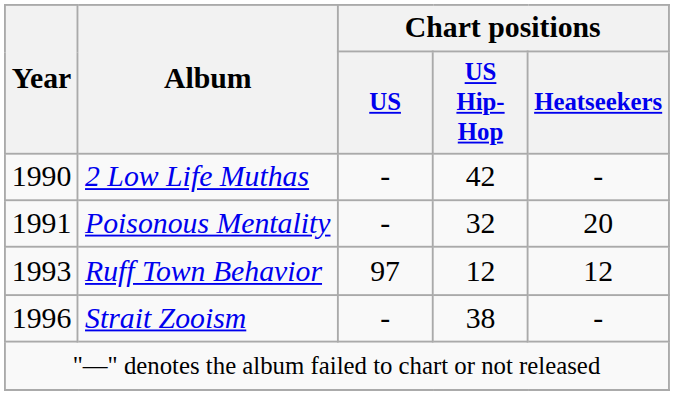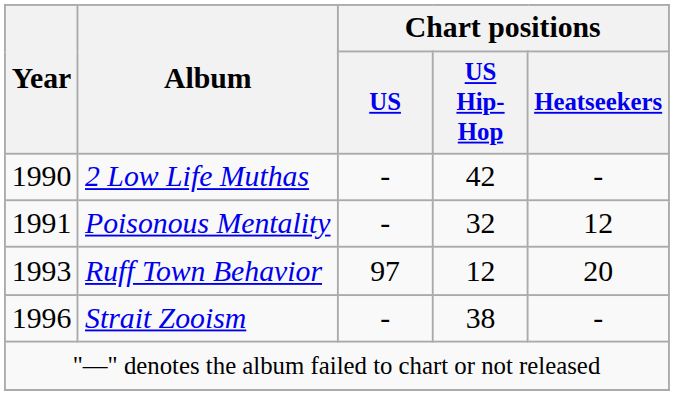(598, 223) 20 -> (598, 223) 12
(598, 270) 12 -> (598, 270) 20
